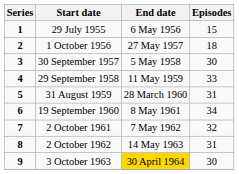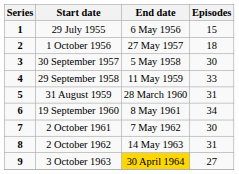(212, 128) 32 -> (212, 128) 30
(212, 161) 30 -> (212, 161) 27
